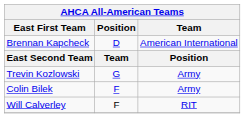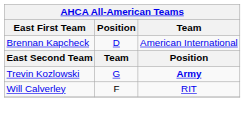(189, 74) normal -> (189, 74) bold
- row: (30, 89)
